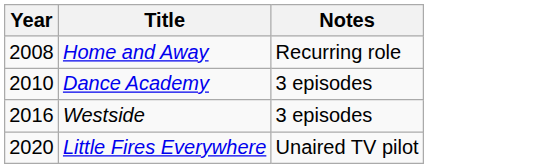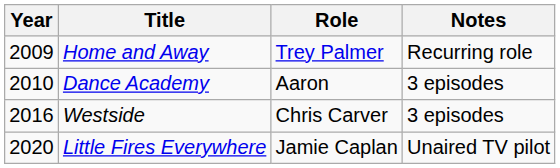+ column: (337, 20)
(31, 52) 2008 -> (31, 52) 2009
